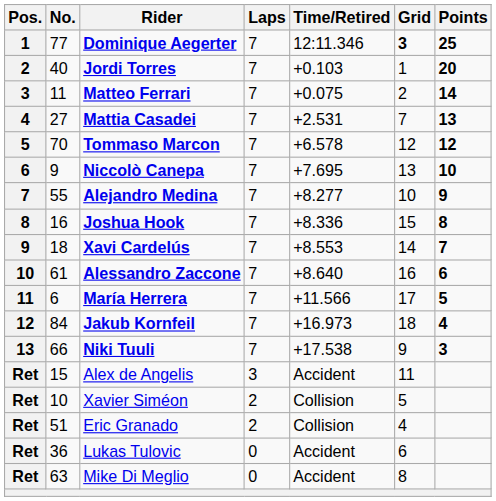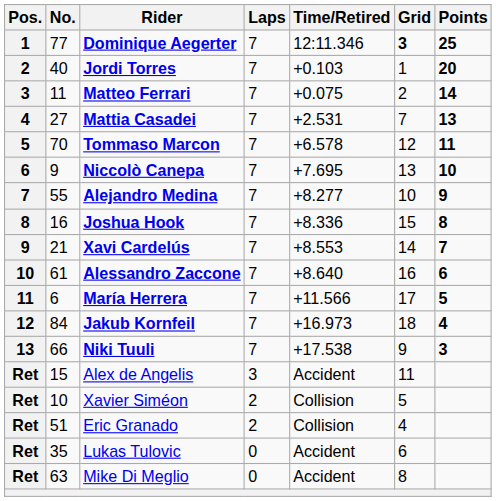(447, 145) 12 -> (447, 145) 11
(59, 247) 18 -> (59, 247) 21
(59, 451) 36 -> (59, 451) 35
